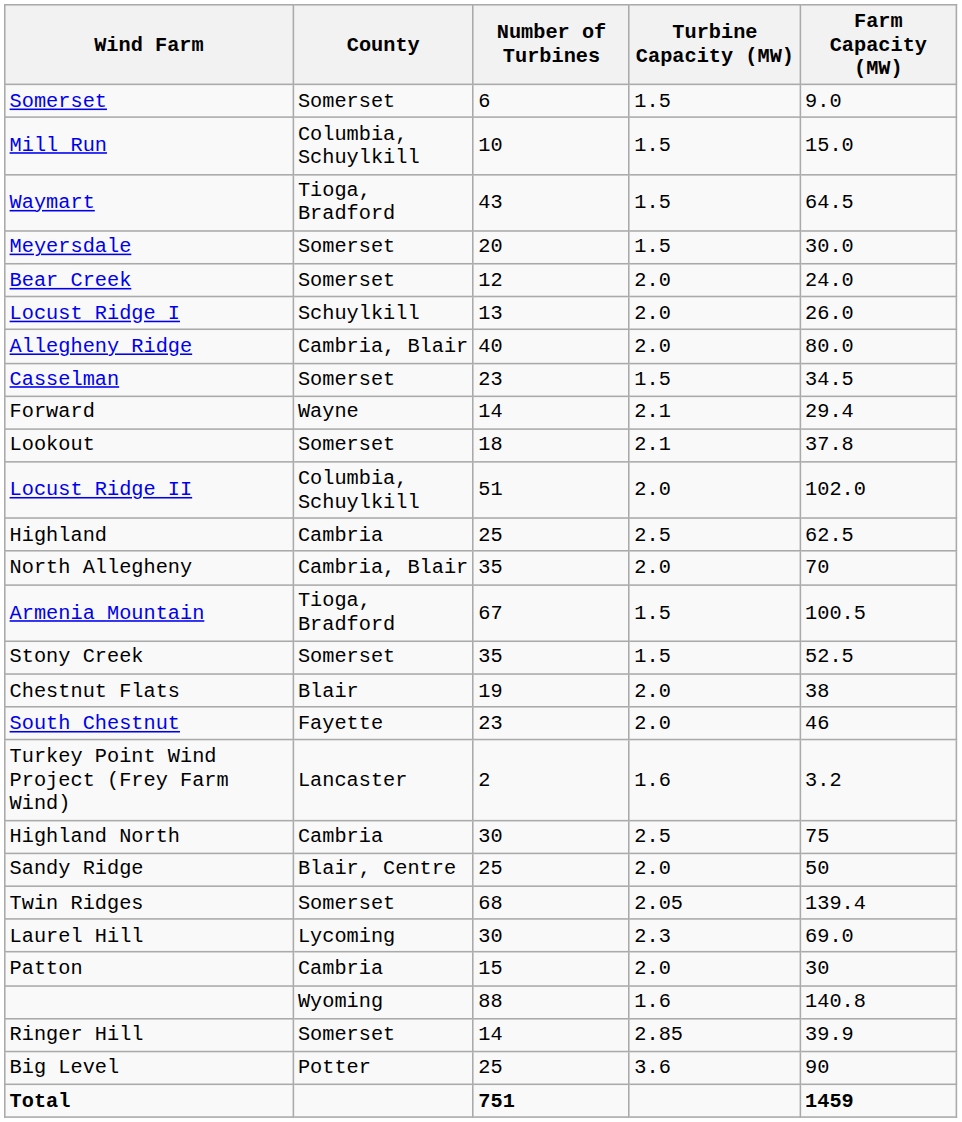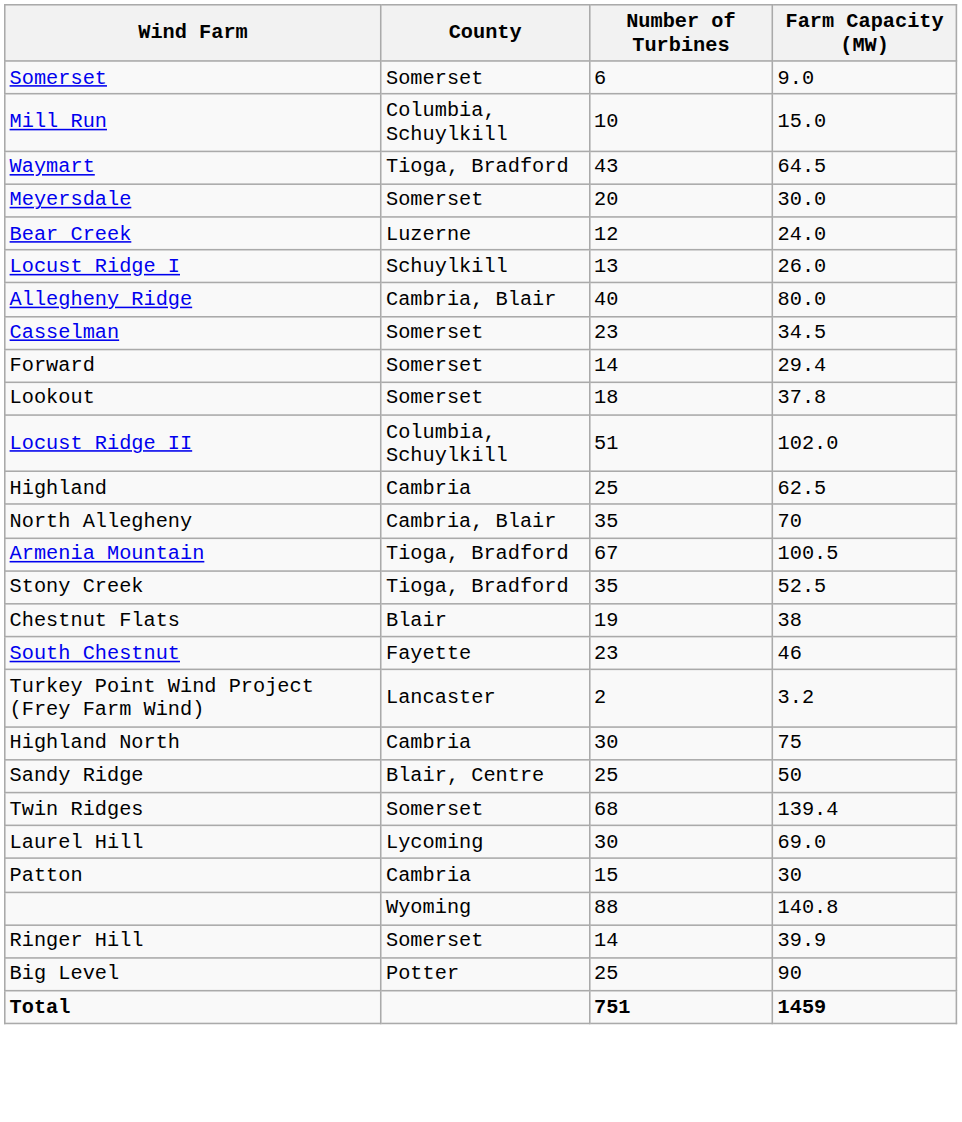- column: (715, 45)
(347, 280) Somerset -> (429, 233) Luzerne
(328, 412) Wayne -> (435, 366) Somerset
(347, 657) Somerset -> (477, 587) Tioga, Bradford
